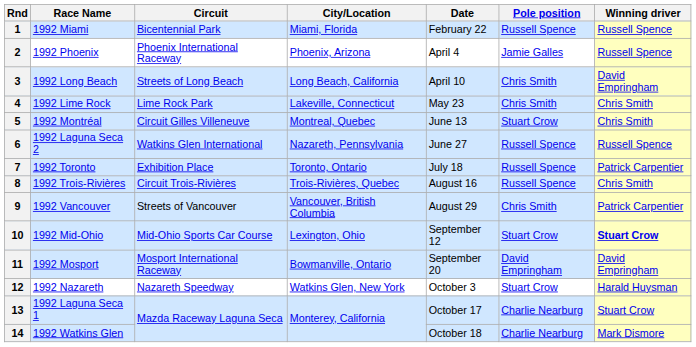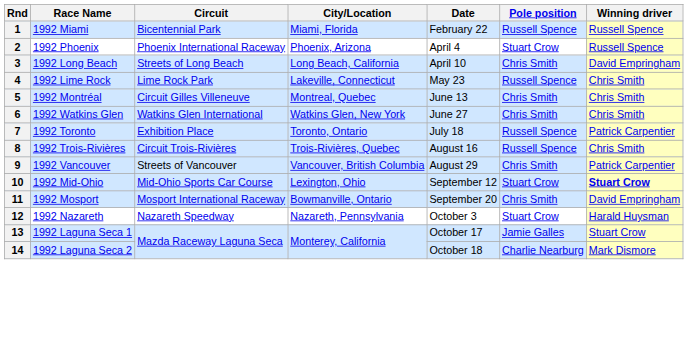(532, 52) Jamie Galles -> (530, 46) Stuart Crow
(529, 104) Chris Smith -> (539, 80) Russell Spence
(530, 121) Stuart Crow -> (530, 97) Chris Smith
(78, 144) 1992 Laguna Seca 2 -> (78, 114) 1992 Watkins Glen
(346, 144) Nazareth, Pennsylvania -> (348, 114) Watkins Glen, New York
(538, 144) Russell Spence -> (530, 114) Chris Smith
(635, 144) Russell Spence -> (617, 114) Chris Smith
(532, 264) David Empringham -> (530, 199) Chris Smith
(347, 287) Watkins Glen, New York -> (347, 216) Nazareth, Pennsylvania
(542, 310) Charlie Nearburg -> (533, 233) Jamie Galles
(78, 333) 1992 Watkins Glen -> (82, 250) 1992 Laguna Seca 2
